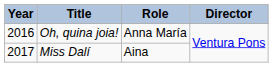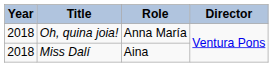(21, 33) 2016 -> (21, 33) 2018
(21, 52) 2017 -> (21, 52) 2018
